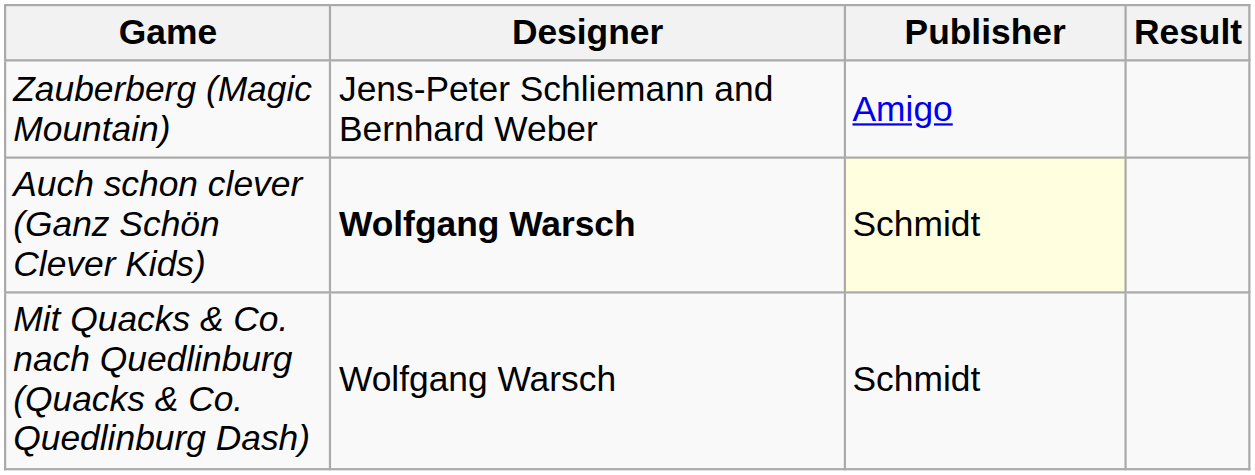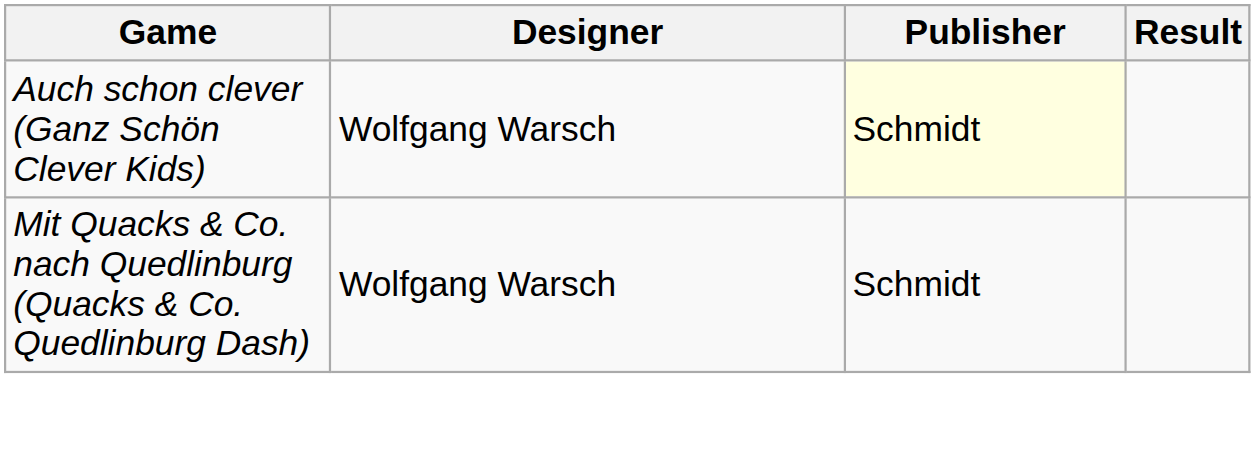- row: (163, 108)
(487, 224) bold -> (478, 128) normal
